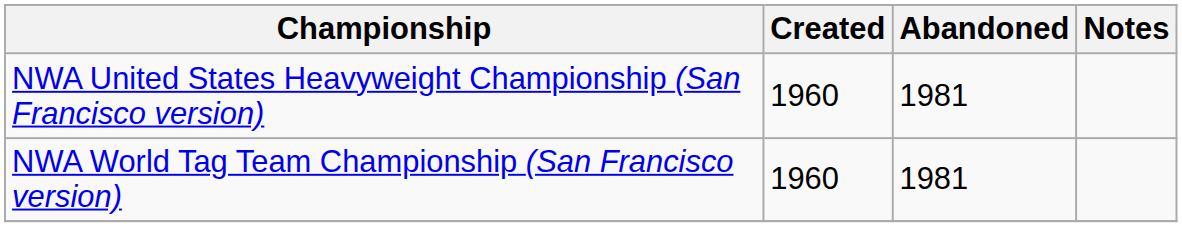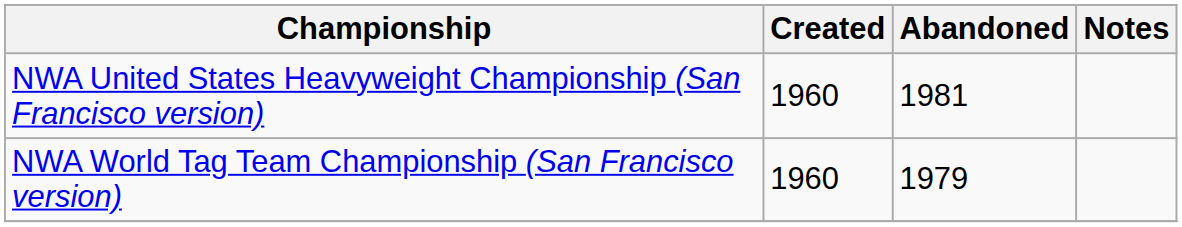(934, 179) 1981 -> (934, 179) 1979
